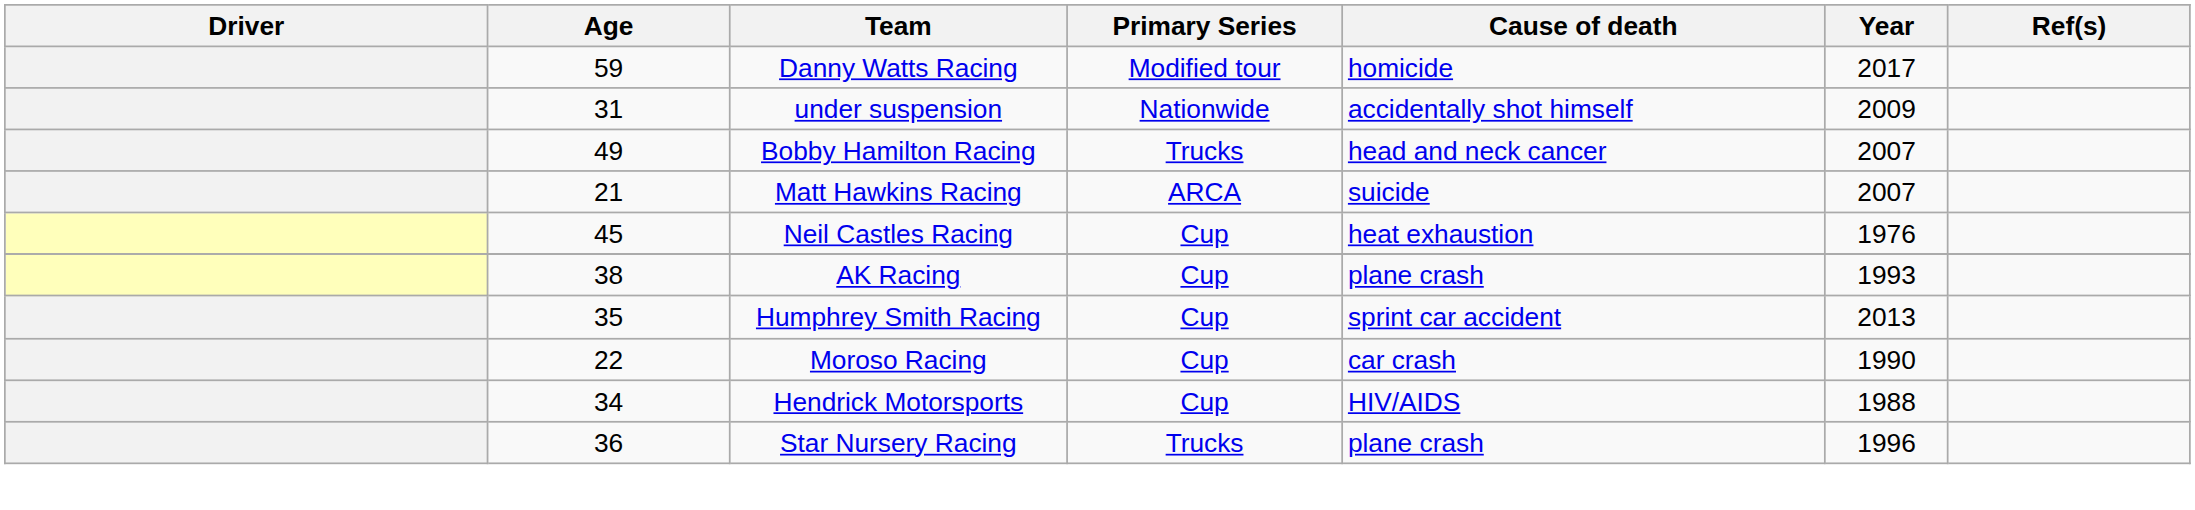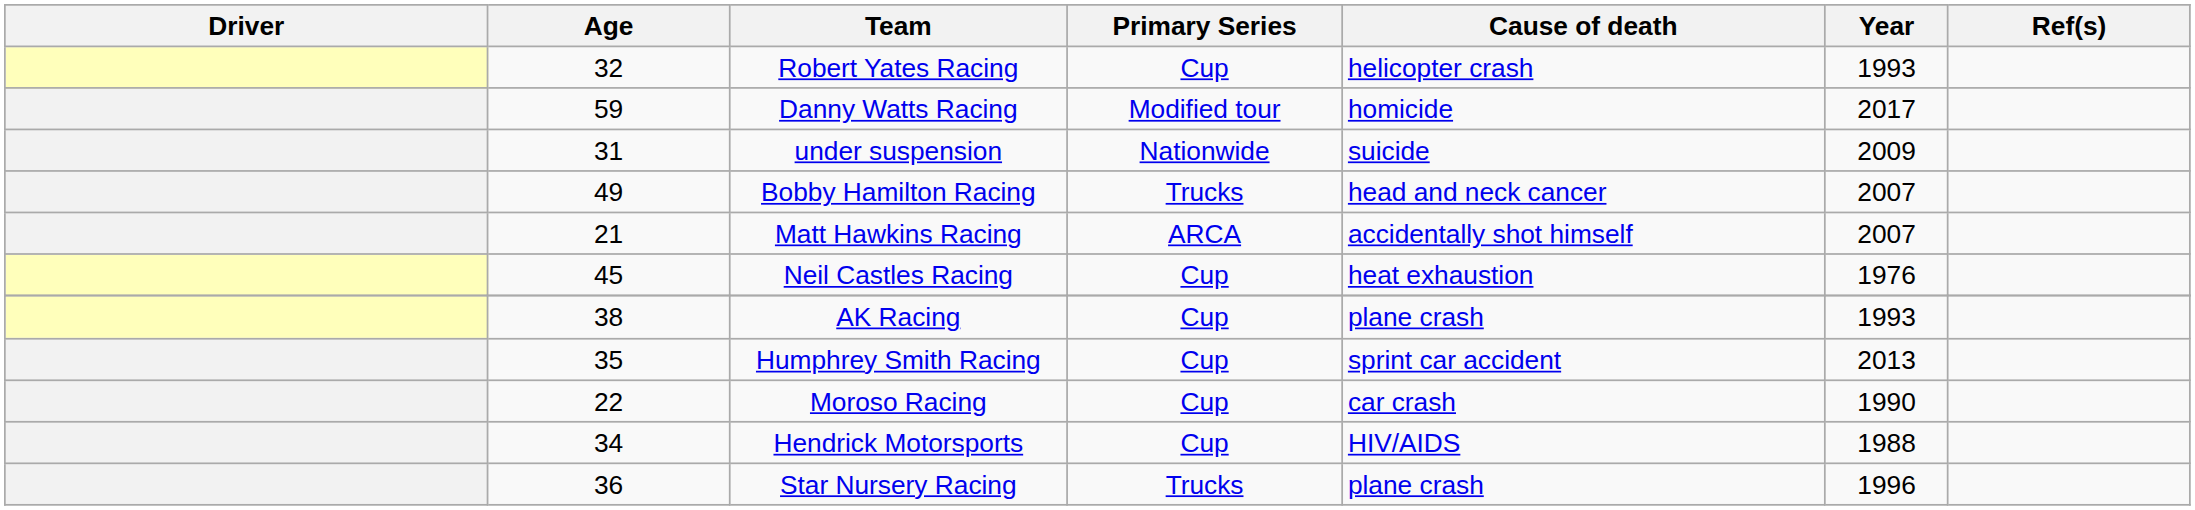+ row: (898, 67)
(1490, 109) accidentally shot himself -> (1389, 151) suicide
(1389, 192) suicide -> (1490, 234) accidentally shot himself
